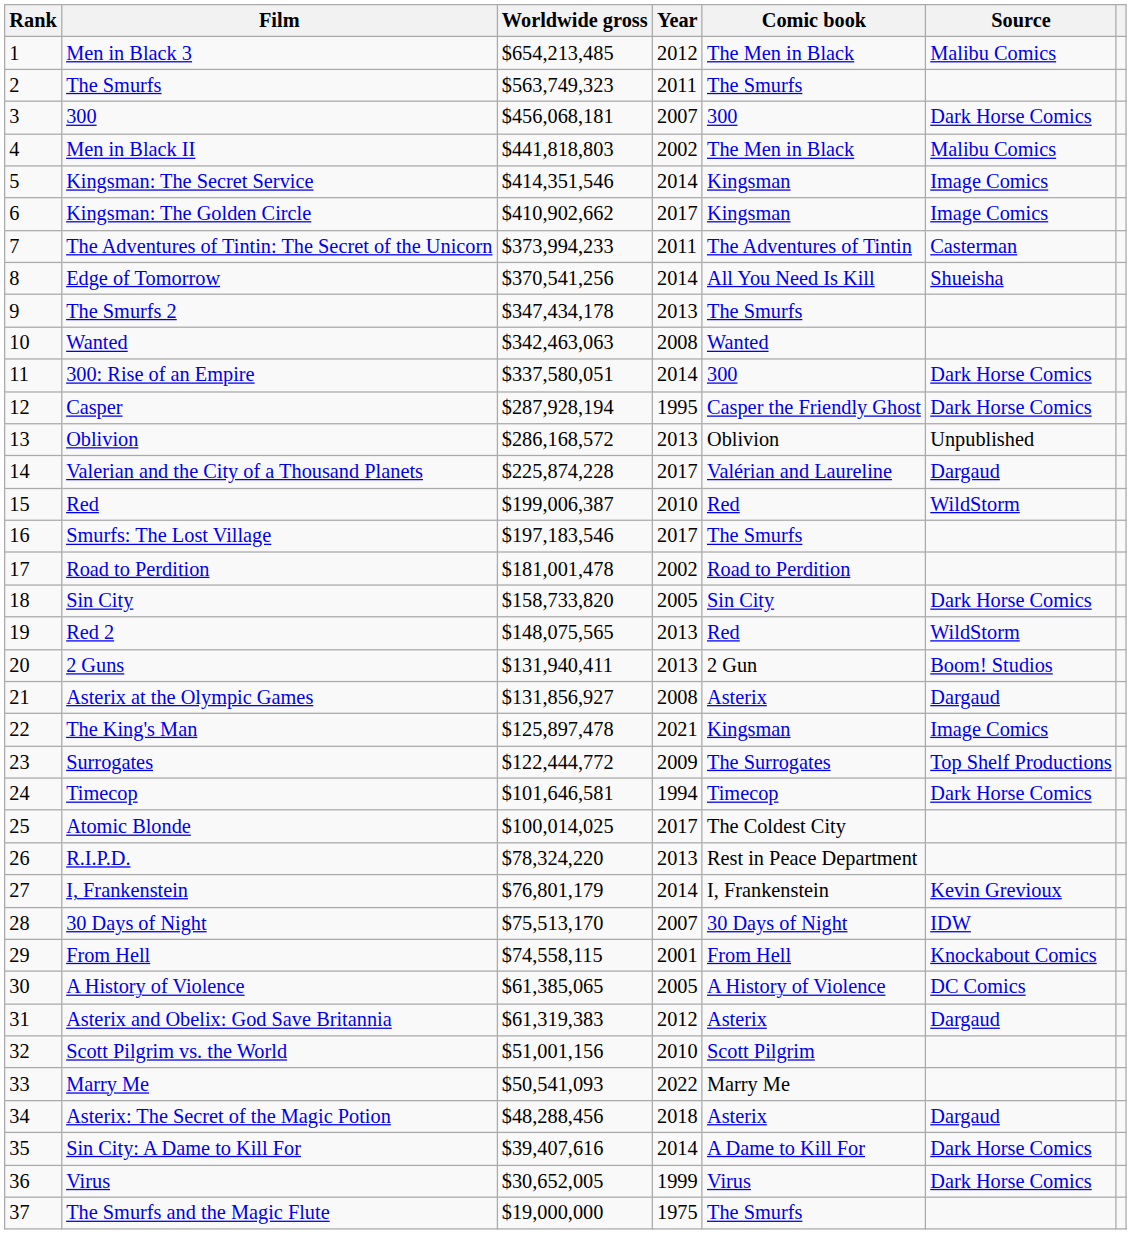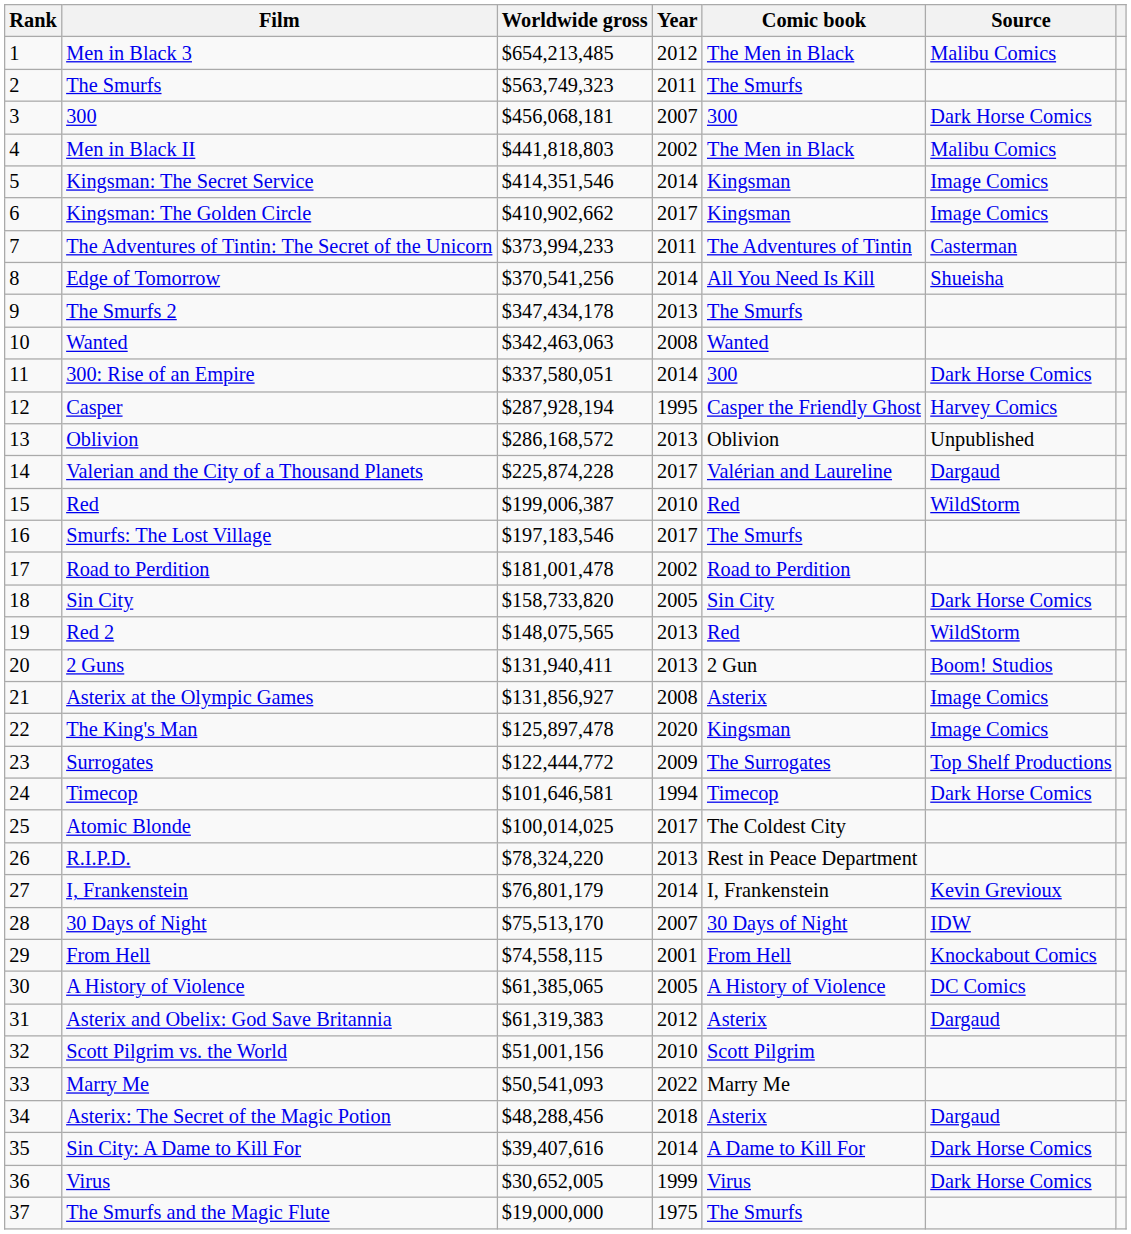(1011, 407) Dark Horse Comics -> (994, 407) Harvey Comics
(965, 697) Dargaud -> (989, 697) Image Comics
(677, 729) 2021 -> (677, 729) 2020
